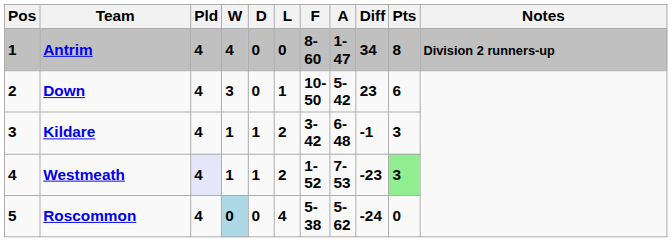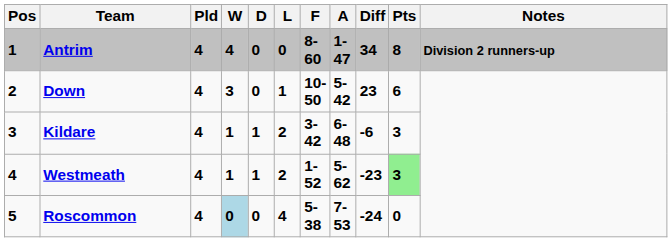(367, 132) -1 -> (367, 132) -6
(199, 174) lavender background -> (199, 174) no background
(342, 174) 7-53 -> (342, 174) 5-62
(342, 216) 5-62 -> (342, 216) 7-53
